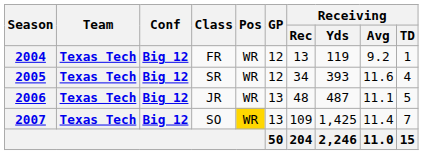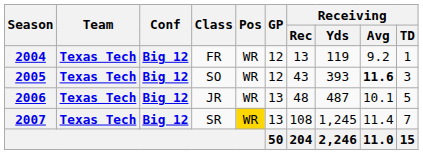(214, 77) SR -> (214, 77) SO
(301, 77) 34 -> (301, 77) 43
(378, 77) normal -> (378, 77) bold
(407, 77) 4 -> (407, 77) 3
(378, 98) 11.1 -> (378, 98) 10.1
(214, 119) SO -> (214, 119) SR
(301, 119) 109 -> (301, 119) 108
(338, 119) 1,425 -> (338, 119) 1,245
